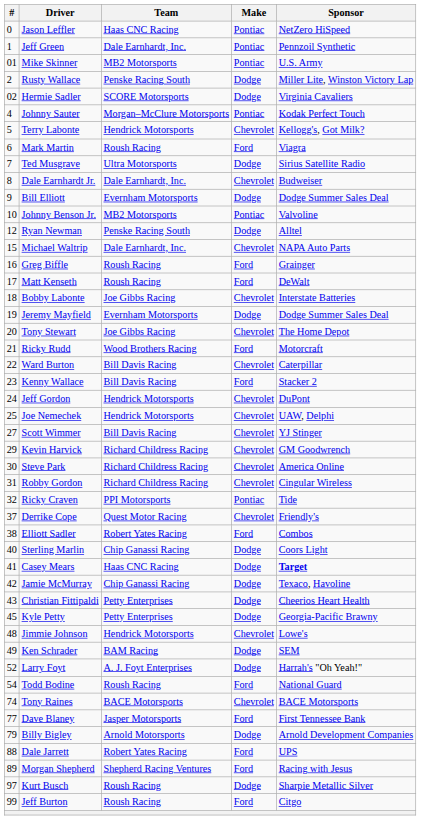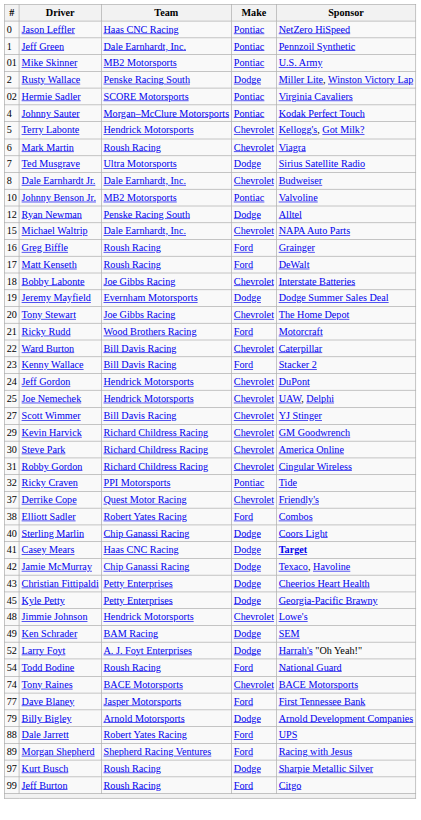(247, 97) Dodge -> (249, 97) Pontiac
(243, 147) Ford -> (254, 147) Chevrolet
- row: (43, 197)
